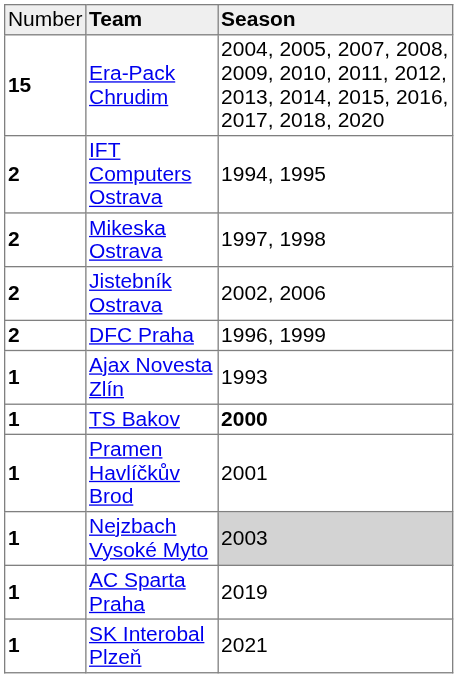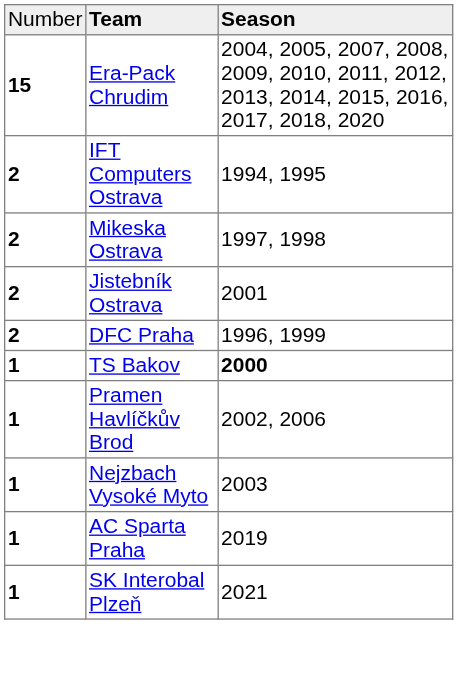(274, 293) 2002, 2006 -> (244, 293) 2001
- row: (151, 377)
(244, 472) 2001 -> (274, 419) 2002, 2006
(244, 538) lightgrey background -> (244, 484) no background
